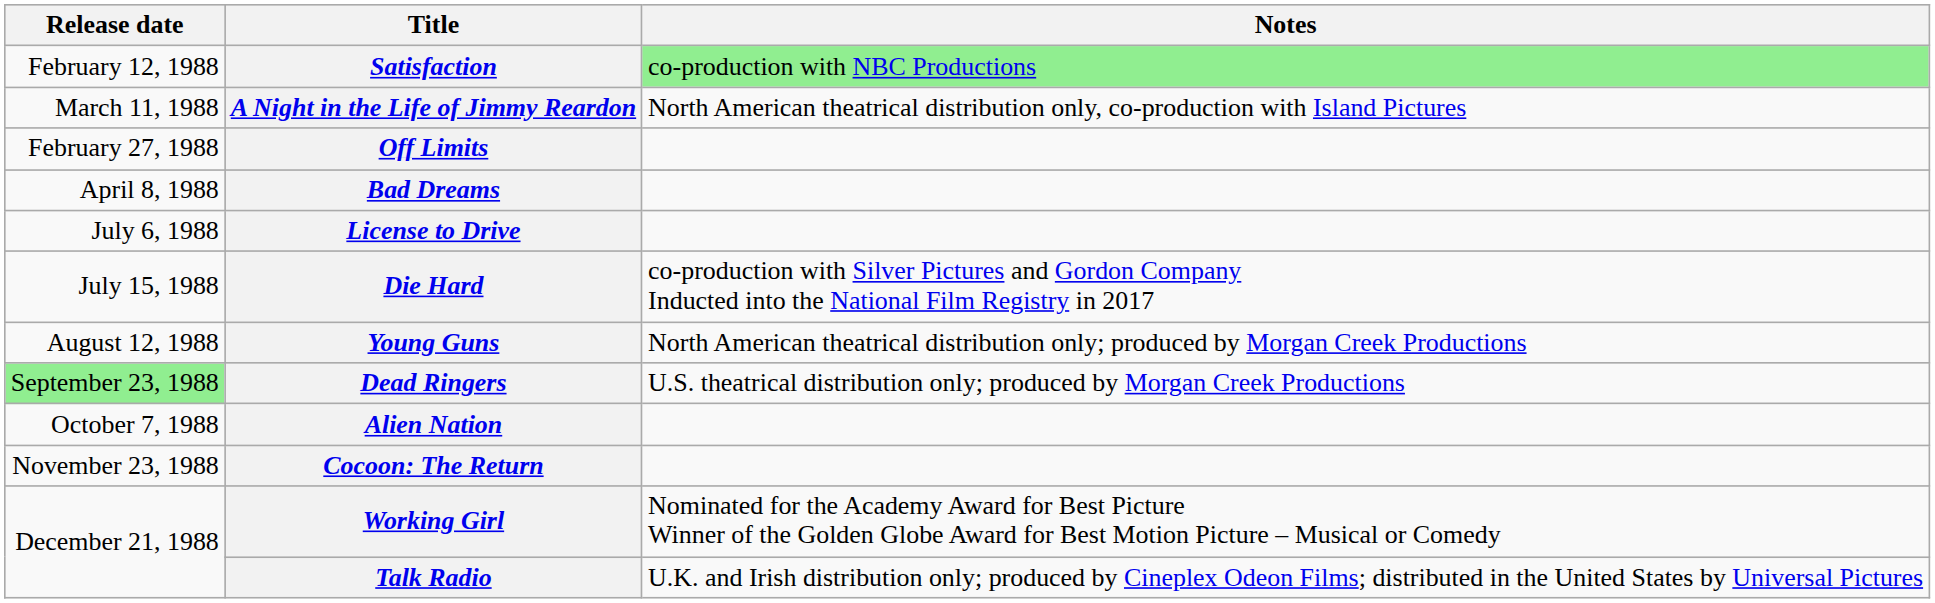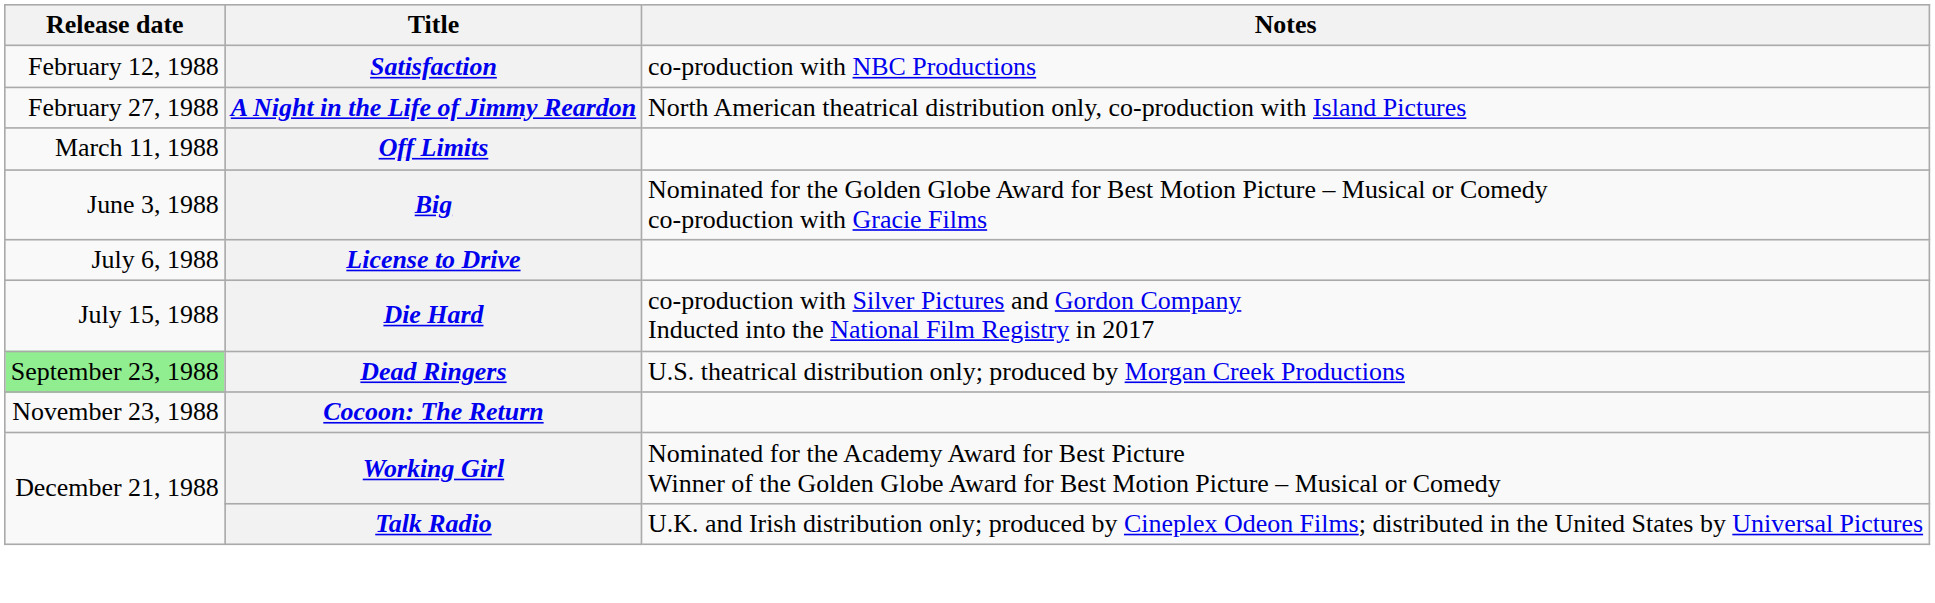(842, 66) lightgreen background -> (842, 66) no background
(137, 107) March 11, 1988 -> (123, 107) February 27, 1988
(123, 148) February 27, 1988 -> (137, 148) March 11, 1988
- row: (433, 189)
+ row: (433, 204)
- row: (433, 341)
- row: (433, 424)
